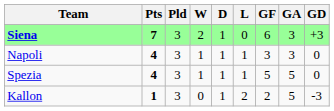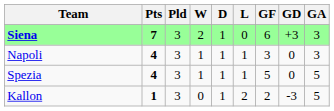columns swapped: (292, 14) <-> (317, 14)
